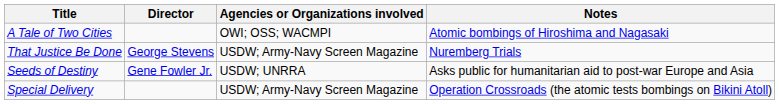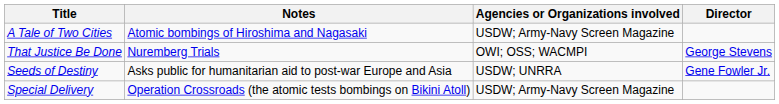columns swapped: (171, 14) <-> (601, 14)
(275, 33) OWI; OSS; WACMPI -> (575, 33) USDW; Army-Navy Screen Magazine
(319, 52) USDW; Army-Navy Screen Magazine -> (532, 52) OWI; OSS; WACMPI
